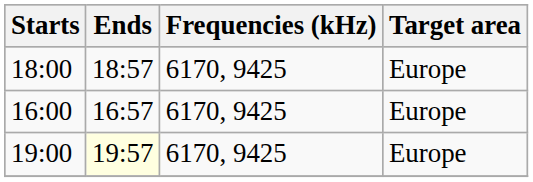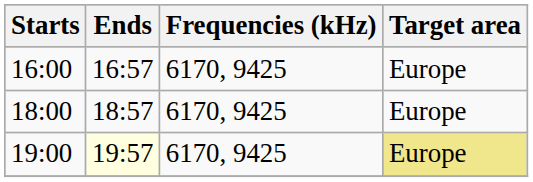rows swapped: (42, 111) <-> (42, 68)
(428, 153) no background -> (428, 153) khaki background
